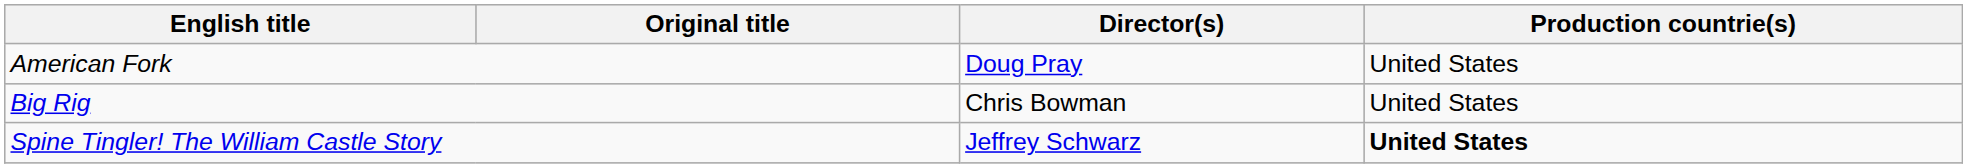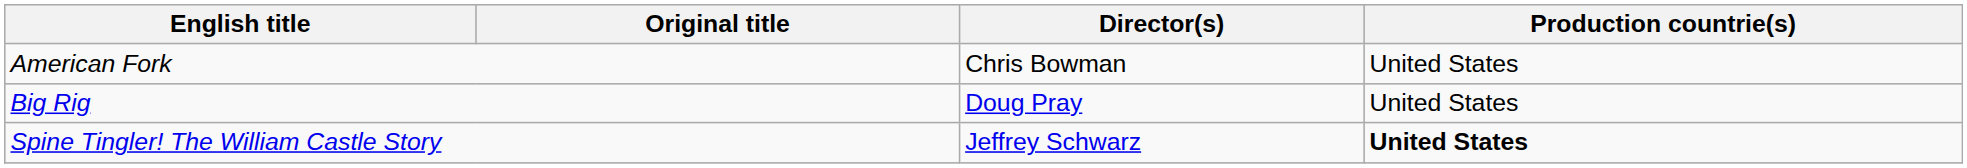(1024, 63) Doug Pray -> (1046, 63) Chris Bowman
(1046, 102) Chris Bowman -> (1024, 102) Doug Pray
